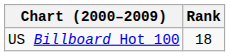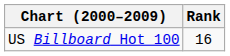(204, 40) 18 -> (204, 40) 16
